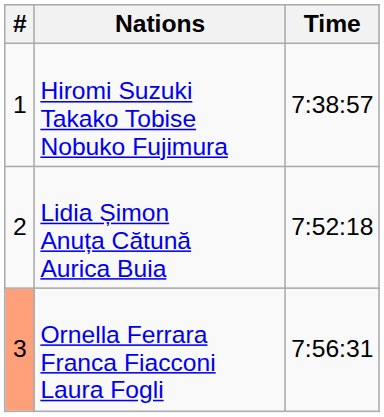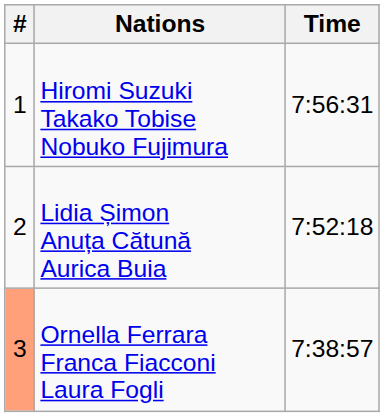(332, 104) 7:38:57 -> (332, 104) 7:56:31
(332, 349) 7:56:31 -> (332, 349) 7:38:57
